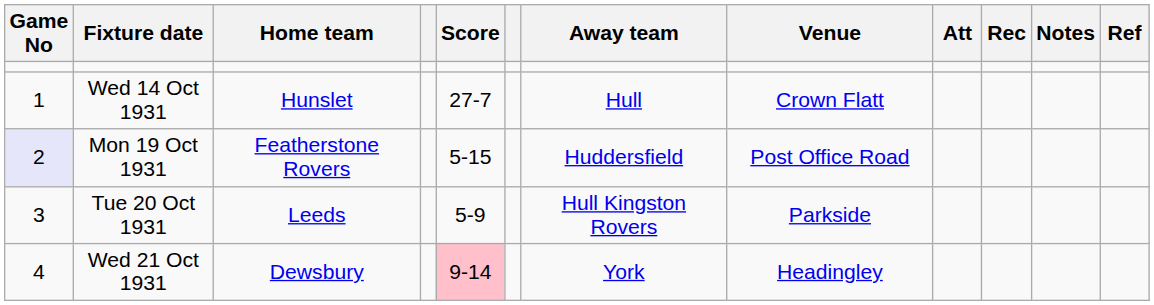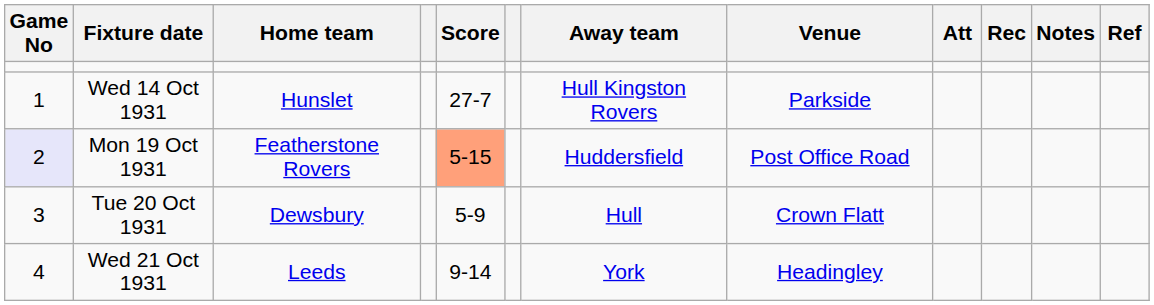(624, 100) Hull -> (624, 100) Hull Kingston Rovers
(830, 100) Crown Flatt -> (830, 100) Parkside
(470, 157) no background -> (470, 157) lightsalmon background
(317, 214) Leeds -> (317, 214) Dewsbury
(624, 214) Hull Kingston Rovers -> (624, 214) Hull
(830, 214) Parkside -> (830, 214) Crown Flatt
(317, 271) Dewsbury -> (317, 271) Leeds
(470, 271) pink background -> (470, 271) no background
